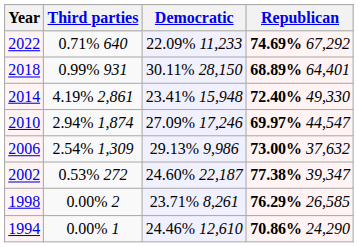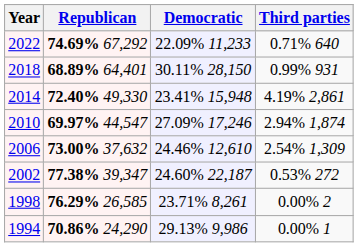columns swapped: (300, 17) <-> (93, 17)
(194, 149) 29.13% 9,986 -> (203, 149) 24.46% 12,610
(194, 228) 24.46% 12,610 -> (203, 228) 29.13% 9,986
